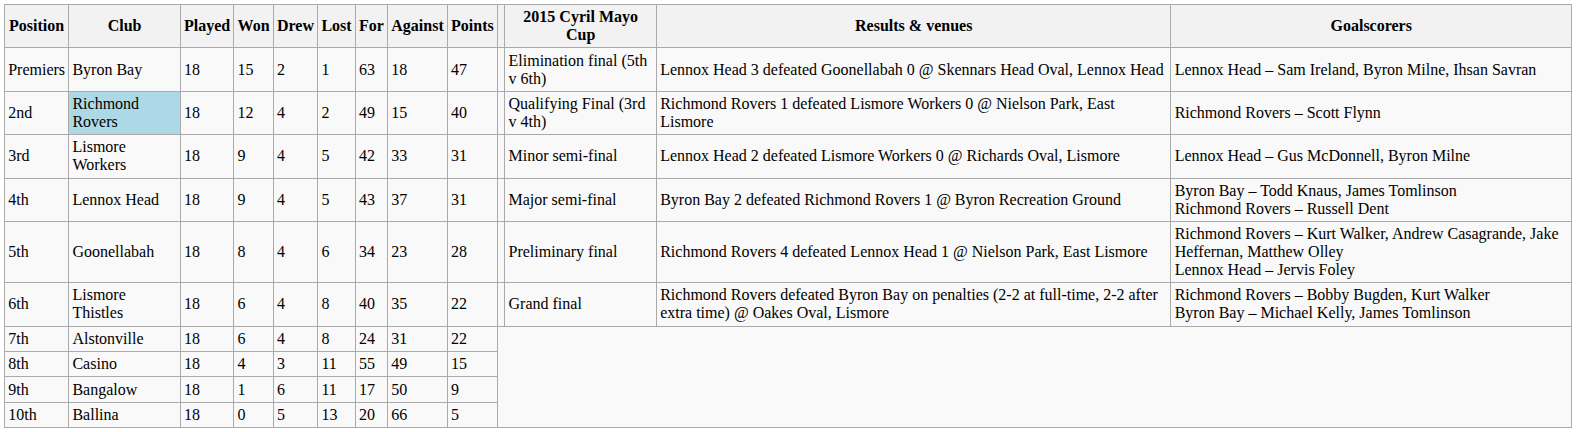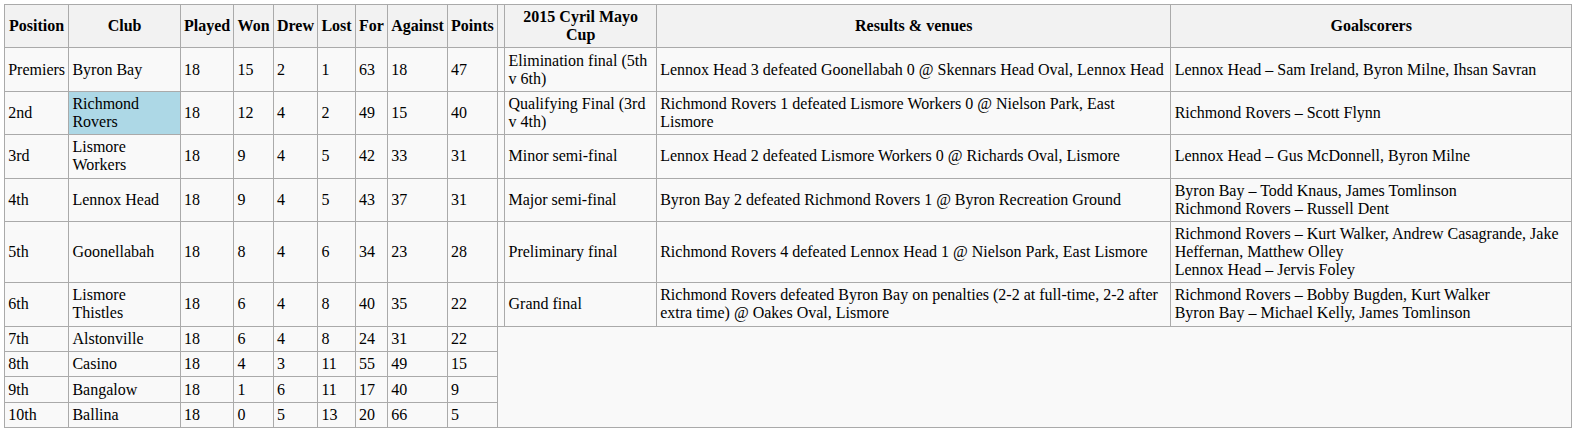(399, 389) 50 -> (399, 389) 40
